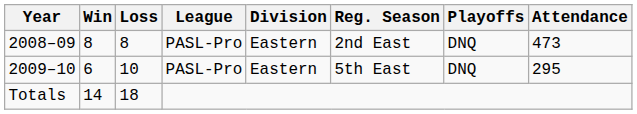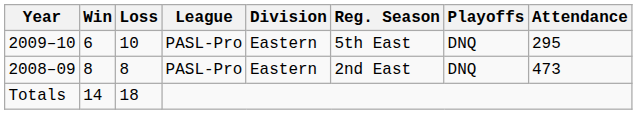rows swapped: (42, 44) <-> (42, 70)
